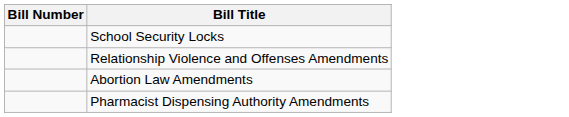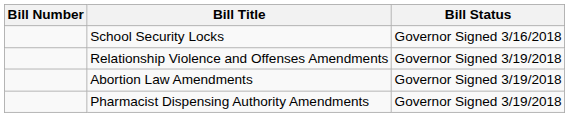+ column: (478, 15)
